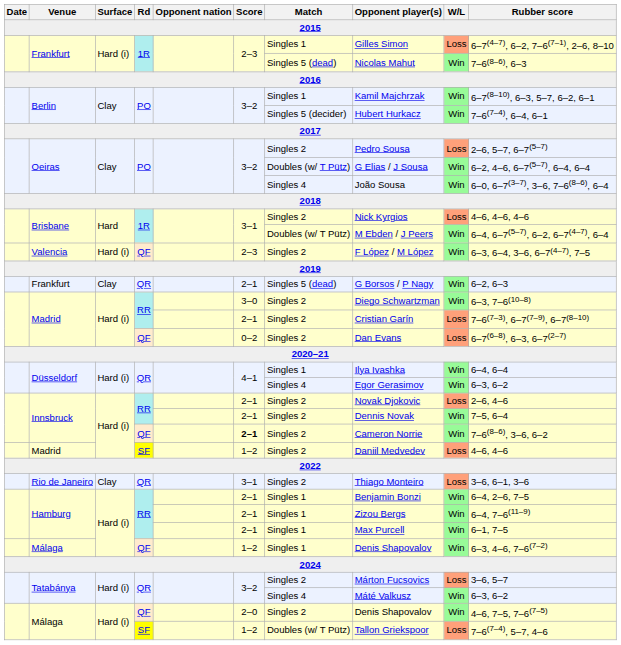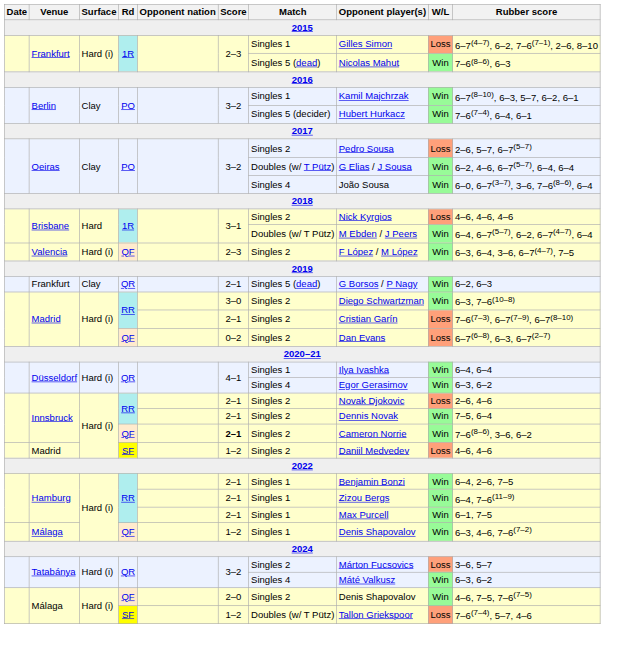- row: (62, 481)
